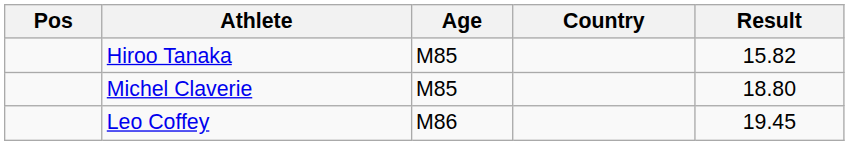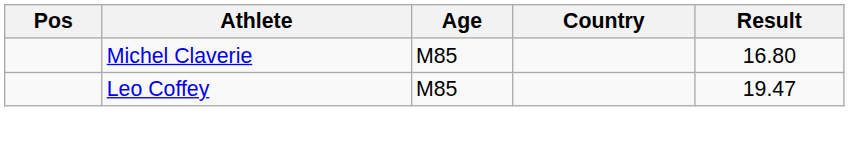- row: (169, 55)
(769, 88) 18.80 -> (769, 55) 16.80
(437, 122) M86 -> (437, 88) M85
(769, 122) 19.45 -> (769, 88) 19.47
